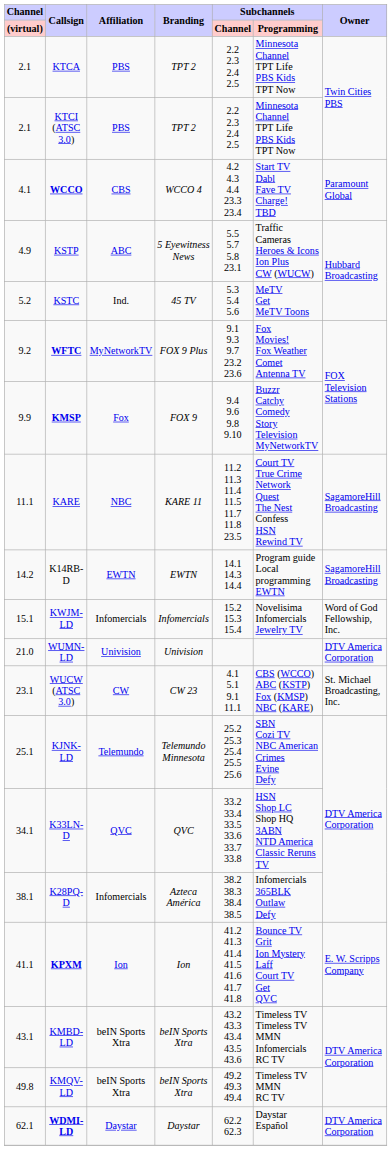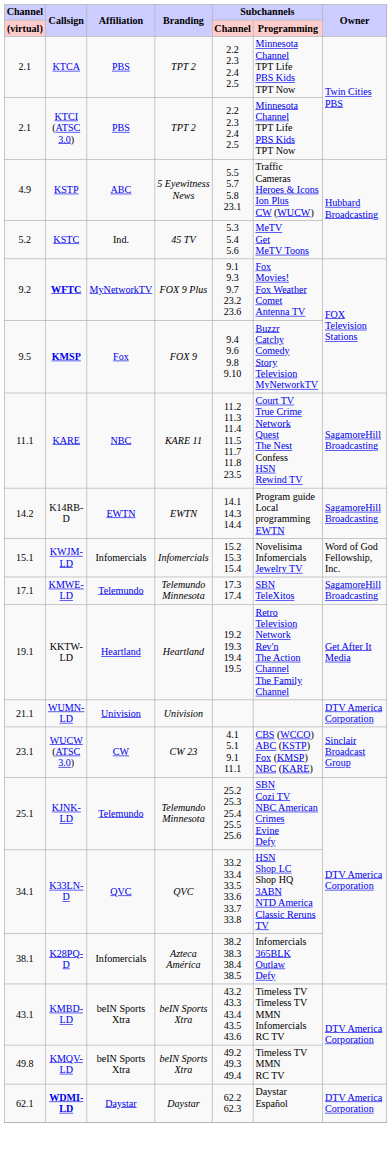- row: (66, 189)
(25, 418) 9.9 -> (25, 356) 9.5
+ row: (66, 590)
+ row: (66, 652)
(25, 652) 21.0 -> (25, 713) 21.1
(353, 690) St. Michael Broadcasting, Inc. -> (345, 752) Sinclair Broadcast Group
- row: (66, 964)
